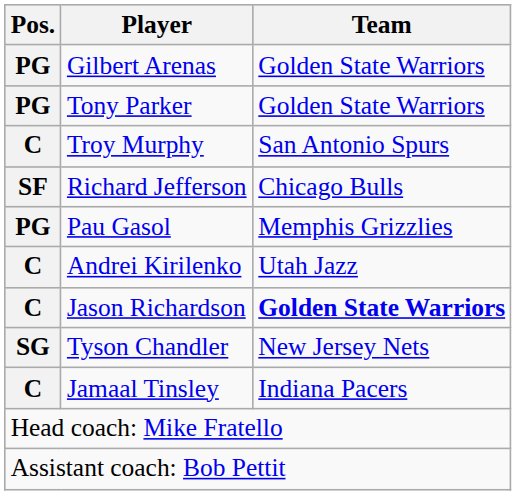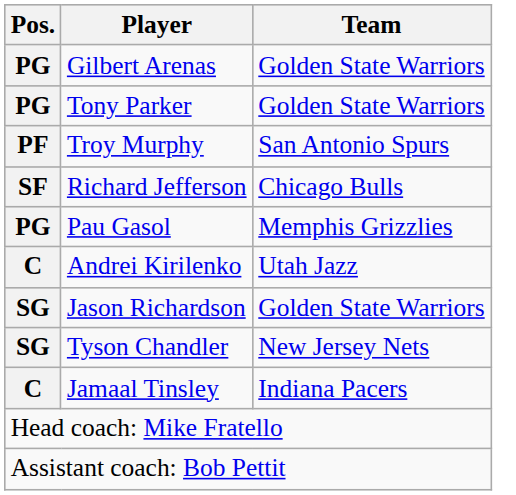(33, 145) C -> (33, 145) PF
(33, 307) C -> (33, 307) SG
(382, 307) bold -> (372, 307) normal
